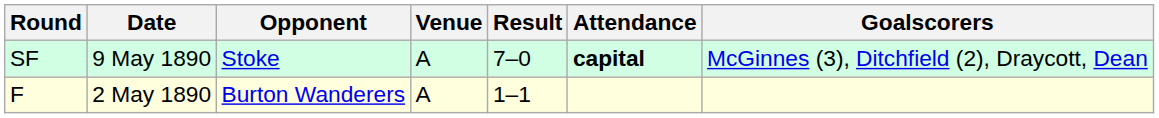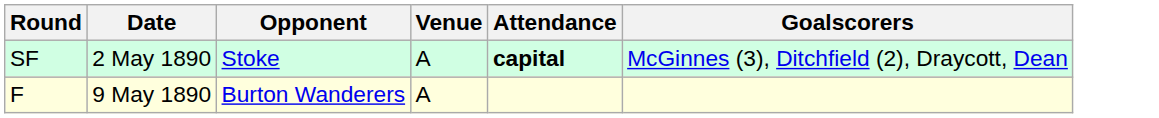- column: (528, 22)
(152, 58) 9 May 1890 -> (152, 58) 2 May 1890
(152, 94) 2 May 1890 -> (152, 94) 9 May 1890
